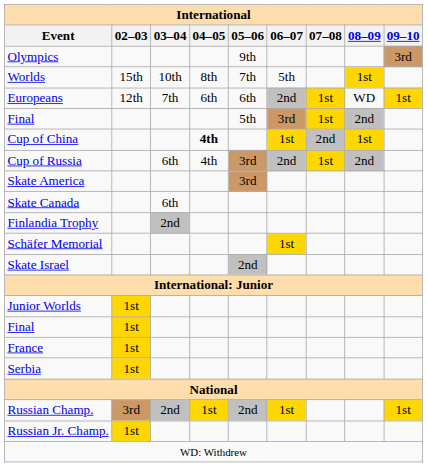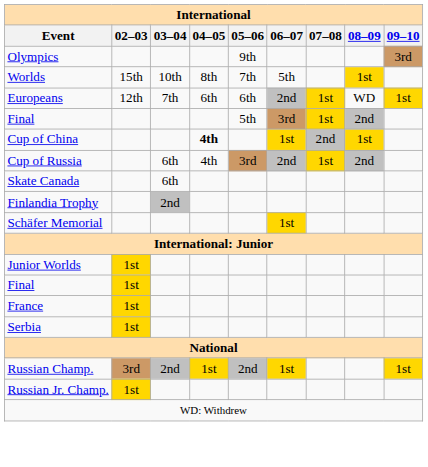- row: (46, 181)
- row: (38, 264)
